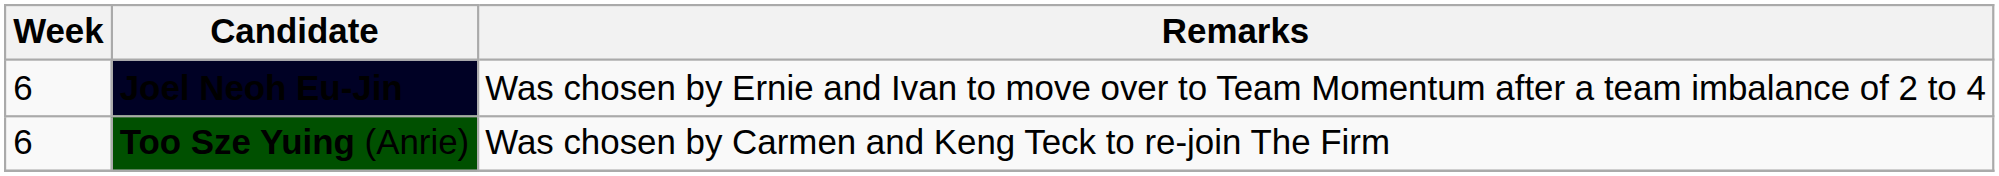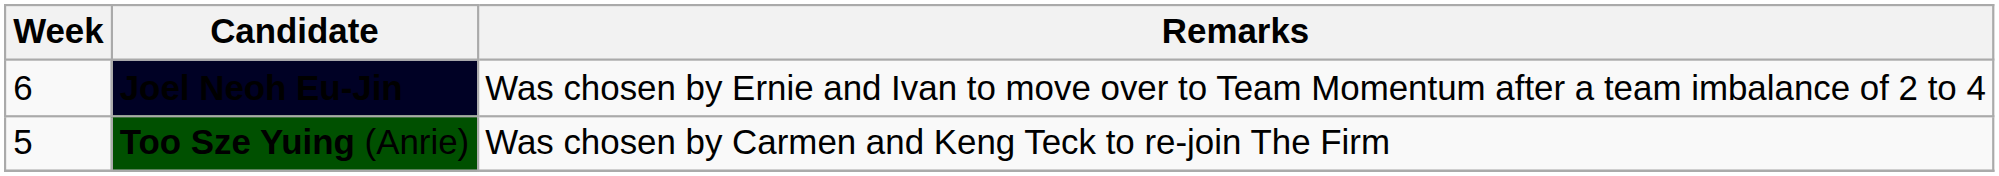(23, 142) 6 -> (23, 142) 5
